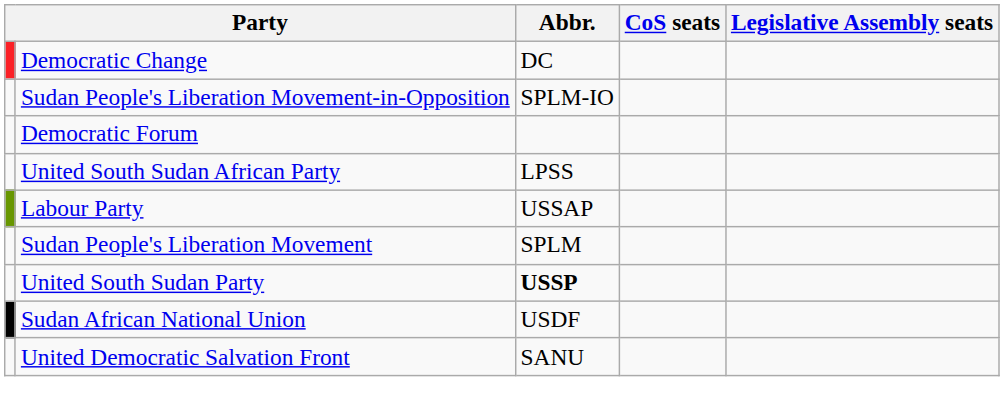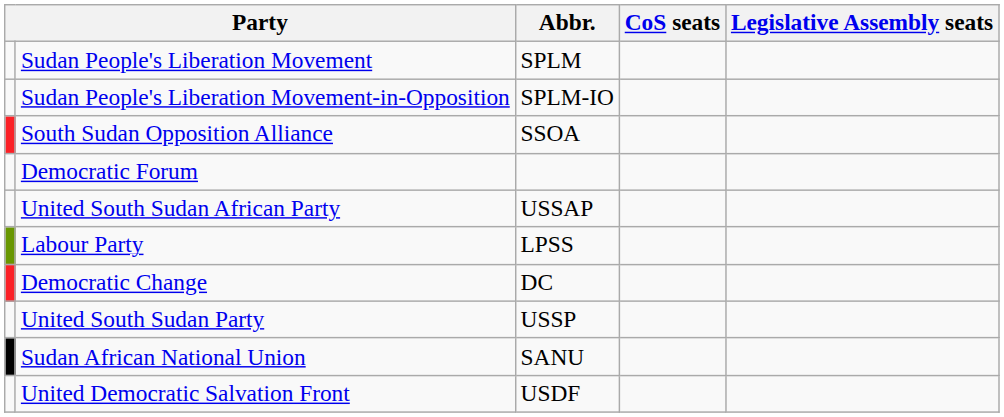rows swapped: (197, 245) <-> (114, 60)
+ row: (177, 134)
(547, 171) LPSS -> (557, 208) USSAP
(557, 208) USSAP -> (547, 245) LPSS
(549, 282) bold -> (548, 319) normal
(550, 319) USDF -> (552, 356) SANU
(552, 356) SANU -> (550, 393) USDF
